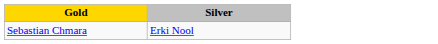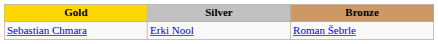+ column: (362, 13)
